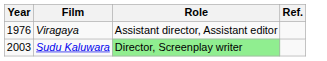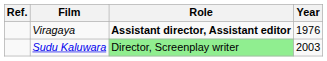columns swapped: (19, 13) <-> (293, 13)
(196, 30) normal -> (201, 30) bold
